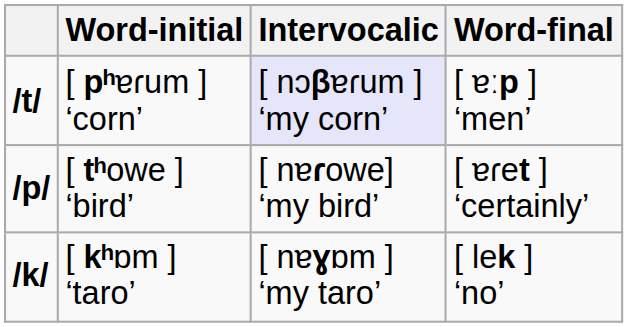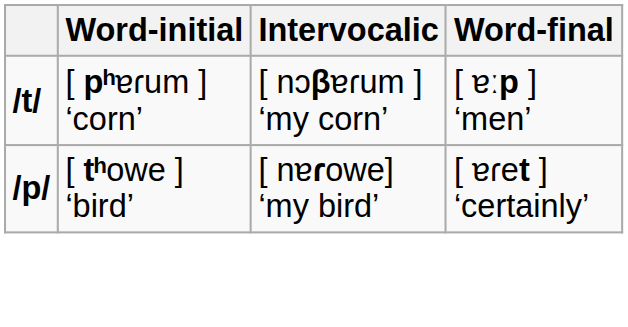(341, 100) lavender background -> (341, 100) no background
- row: (121, 276)
